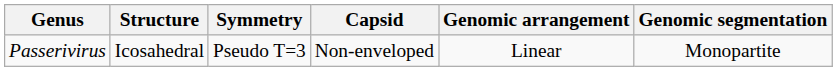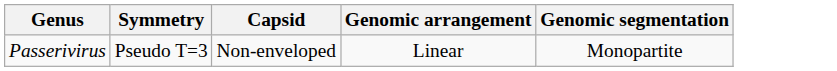- column: (159, 19)
